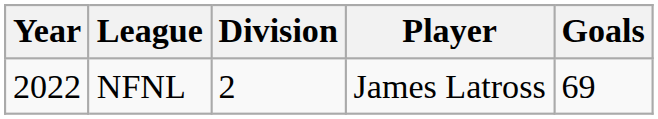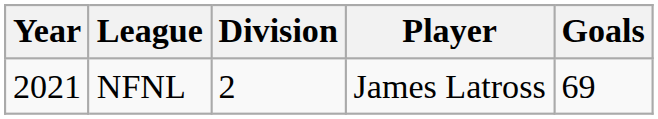(47, 85) 2022 -> (47, 85) 2021
